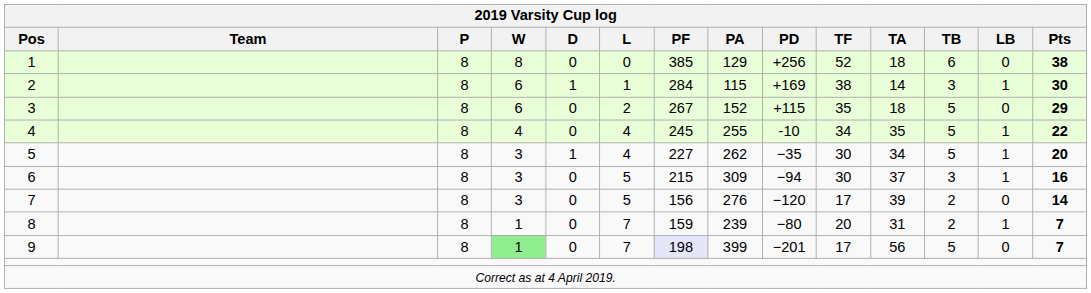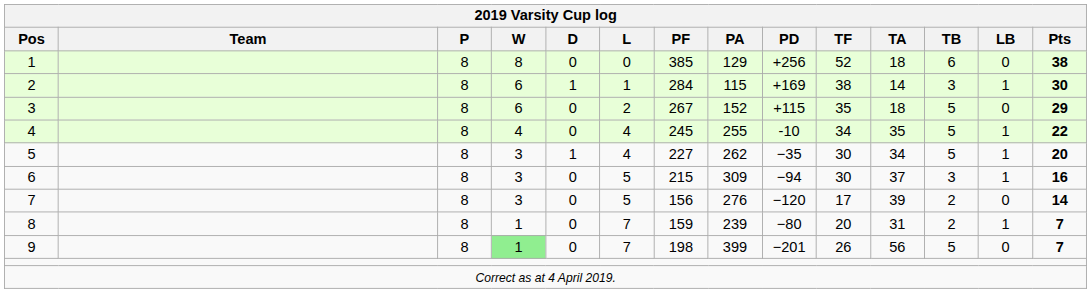(681, 246) lavender background -> (681, 246) no background
(843, 246) 17 -> (843, 246) 26
